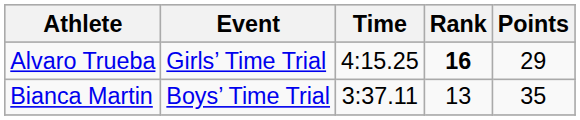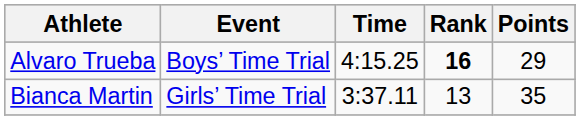(246, 60) Girls’ Time Trial -> (248, 60) Boys’ Time Trial
(248, 97) Boys’ Time Trial -> (246, 97) Girls’ Time Trial
